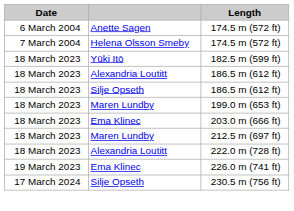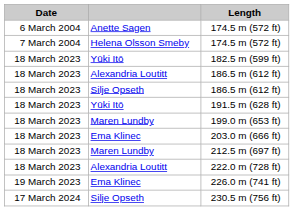+ row: (107, 105)
